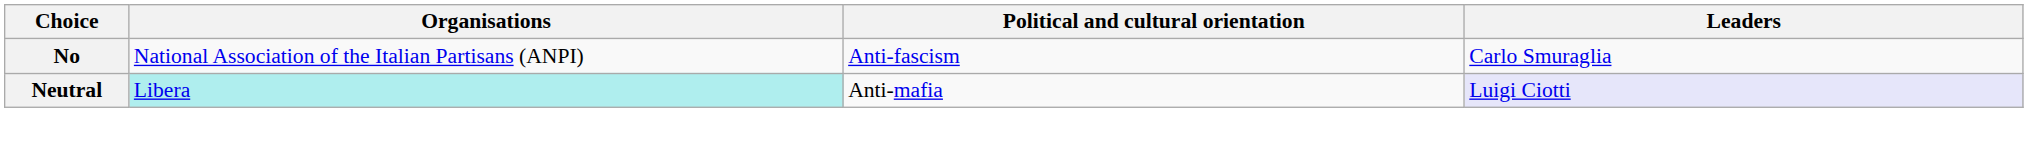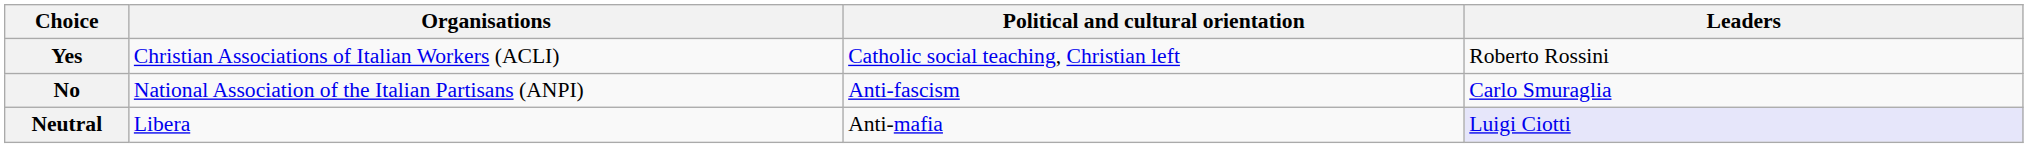+ row: (67, 55)
(162, 90) paleturquoise background -> (162, 124) no background
